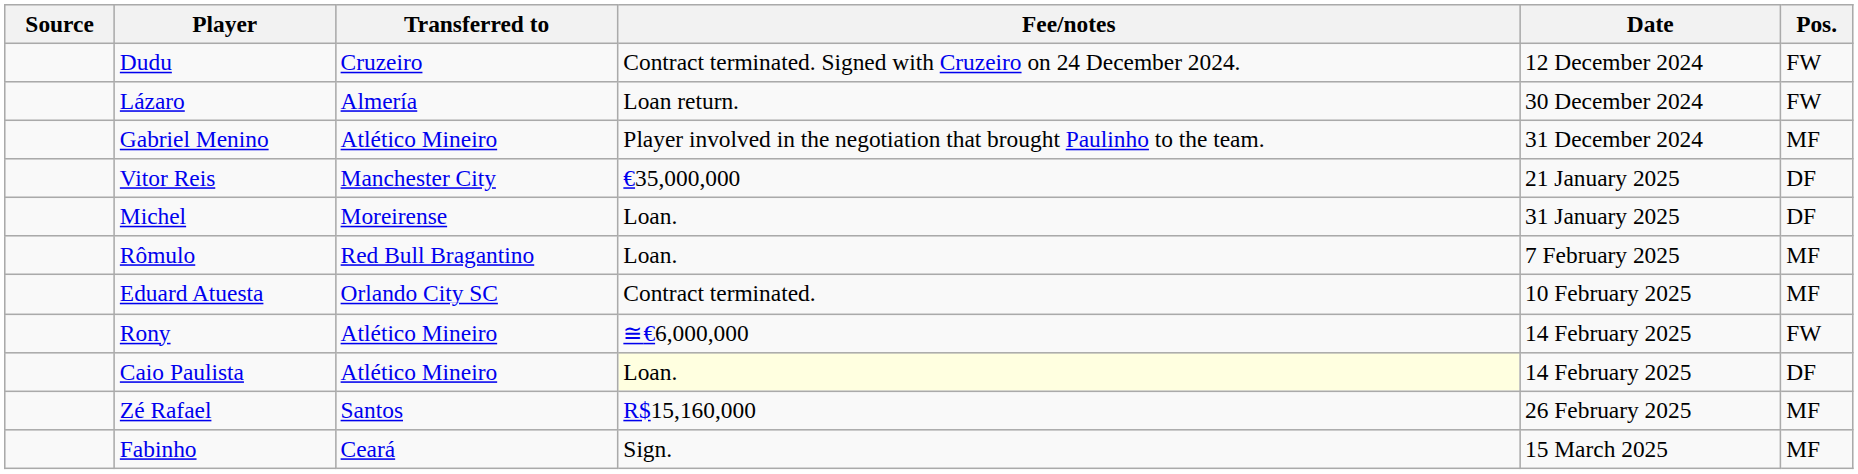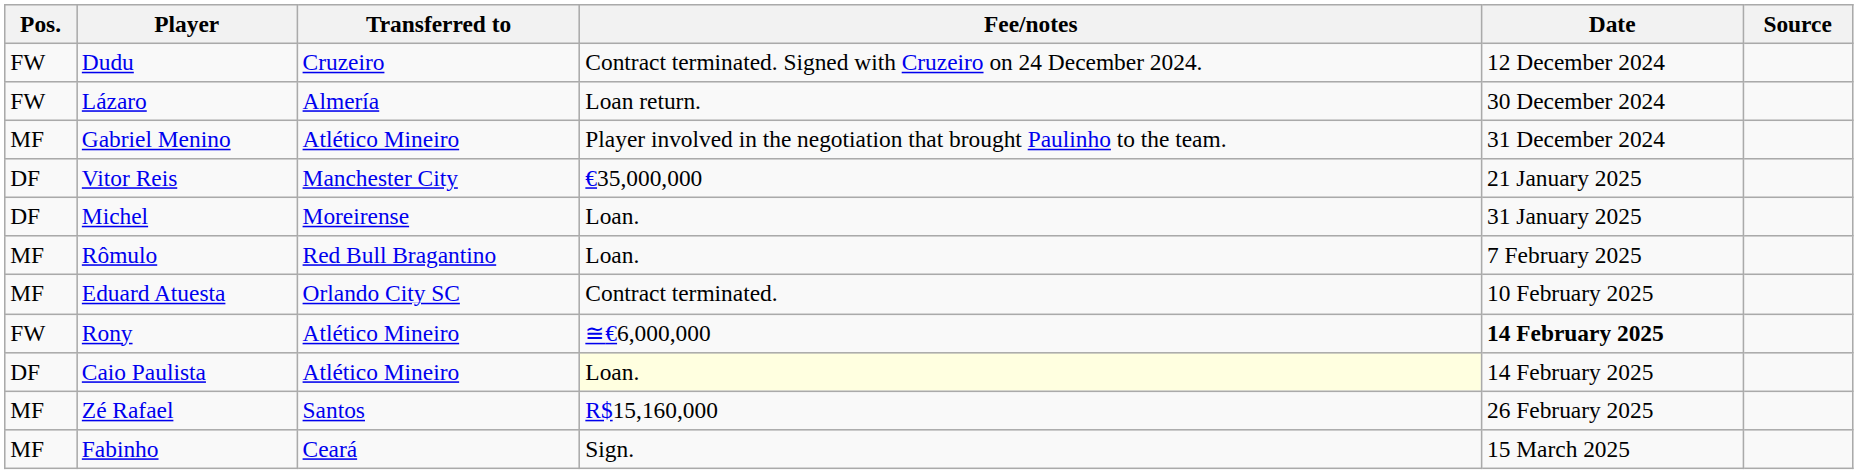columns swapped: (1817, 23) <-> (60, 23)
(1608, 332) normal -> (1575, 332) bold
